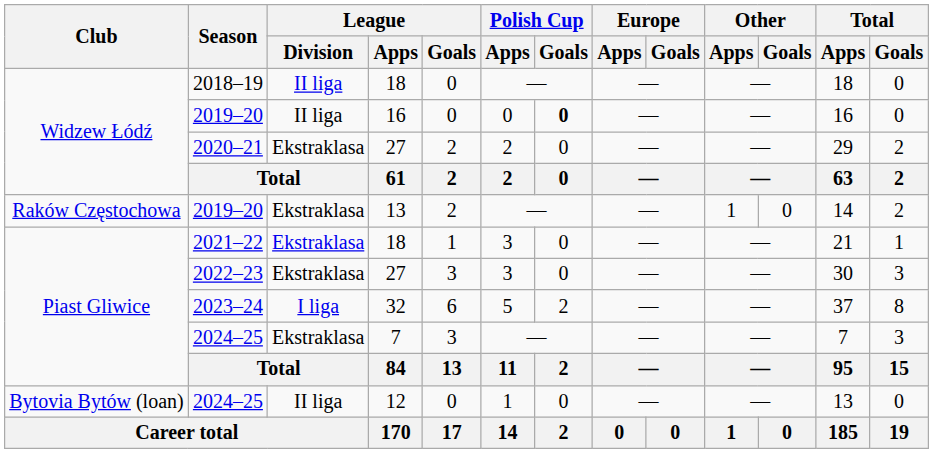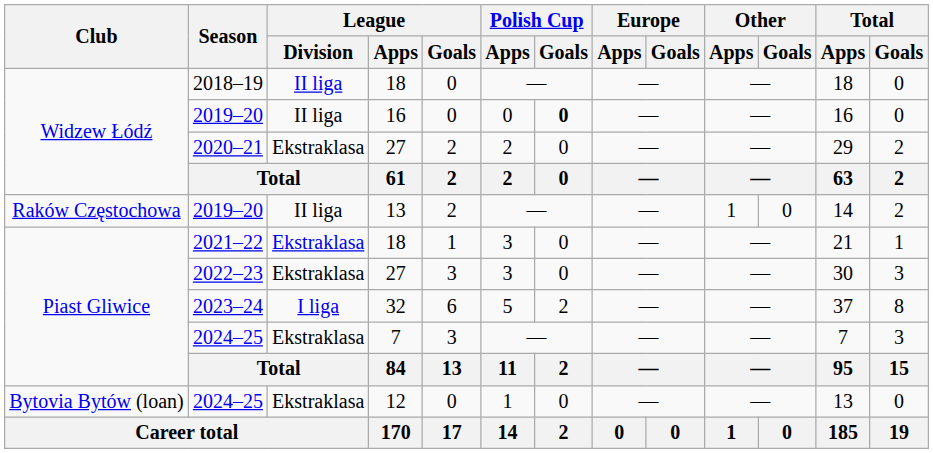(318, 210) Ekstraklasa -> (318, 210) II liga
(318, 400) II liga -> (318, 400) Ekstraklasa
